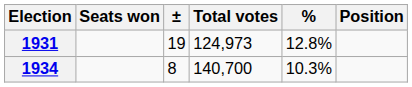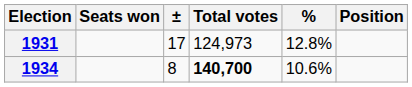(177, 43) 19 -> (177, 43) 17
(223, 69) normal -> (223, 69) bold
(309, 69) 10.3% -> (309, 69) 10.6%
